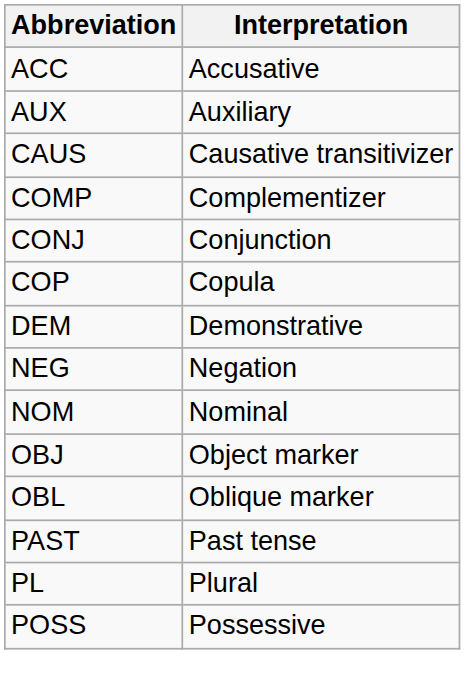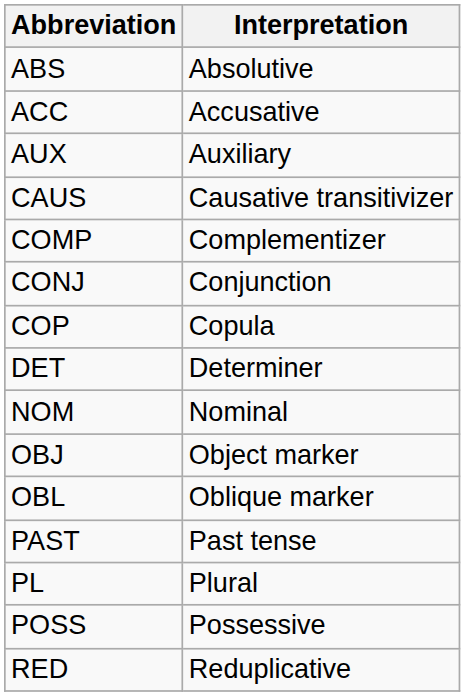+ row: (38, 68)
- row: (41, 326)
+ row: (38, 369)
- row: (40, 369)
+ row: (40, 669)
